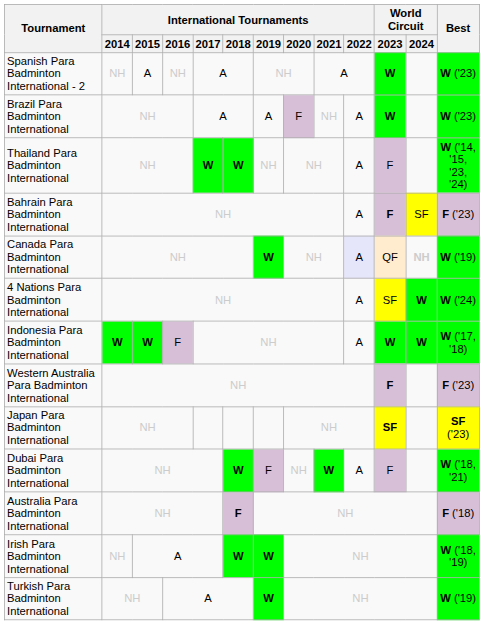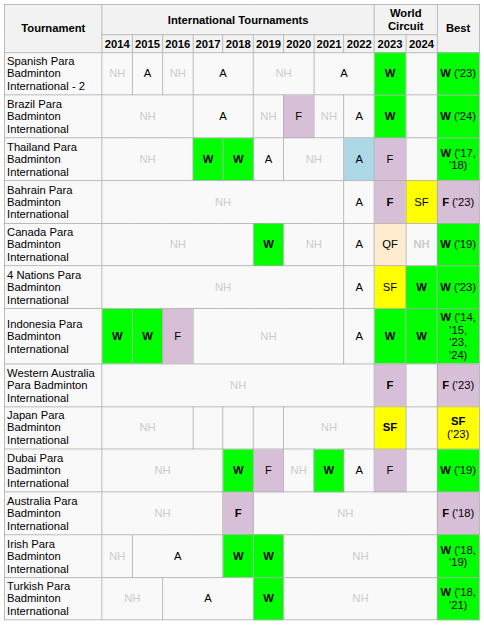(268, 117) A -> (268, 117) NH
(458, 117) W ('23) -> (458, 117) W ('24)
(268, 166) NH -> (268, 160) A
(359, 166) no background -> (359, 160) lightblue background
(458, 166) W ('14, '15, '23, '24) -> (458, 160) W ('17, '18)
(359, 257) lavender background -> (359, 245) no background
(458, 300) W ('24) -> (458, 288) W ('23)
(458, 343) W ('17, '18) -> (458, 337) W ('14, '15, '23, '24)
(458, 471) W ('18, '21) -> (458, 471) W ('19)
(458, 599) W ('19) -> (458, 599) W ('18, '21)
